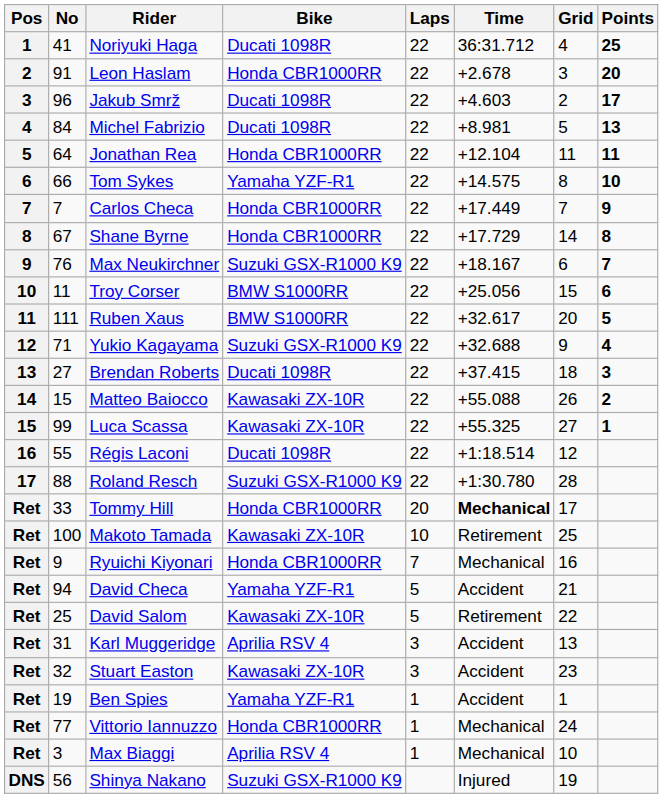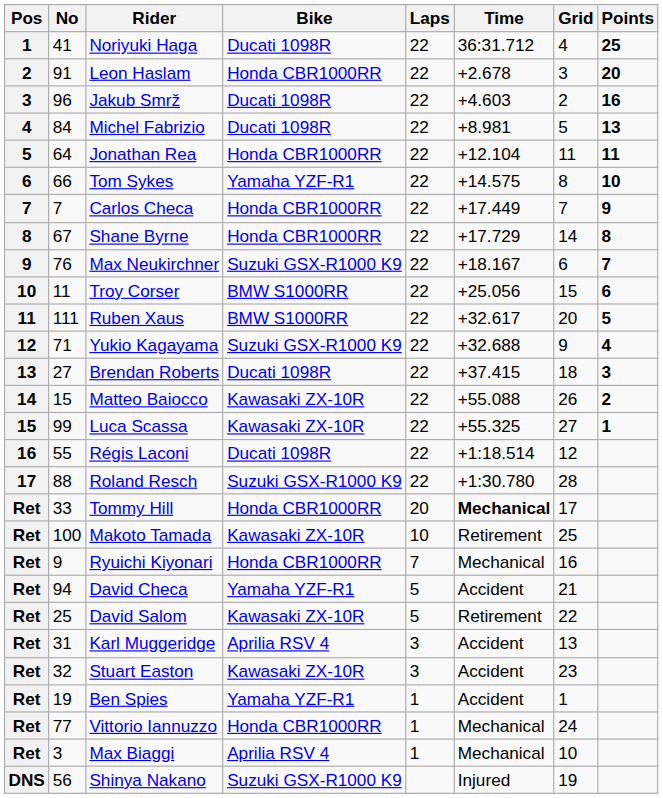(611, 100) 17 -> (611, 100) 16
